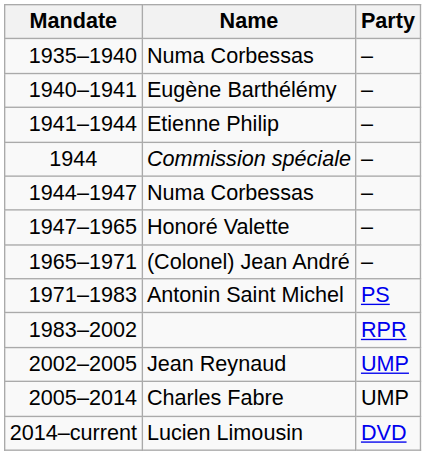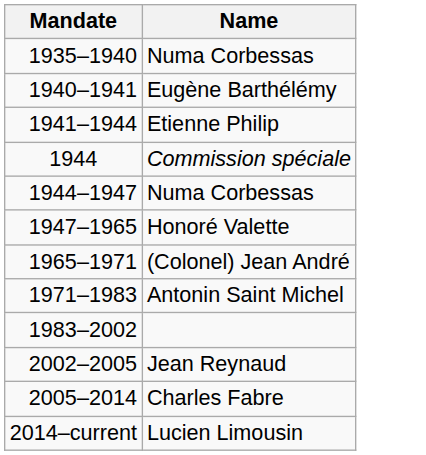- column: (388, 21)
